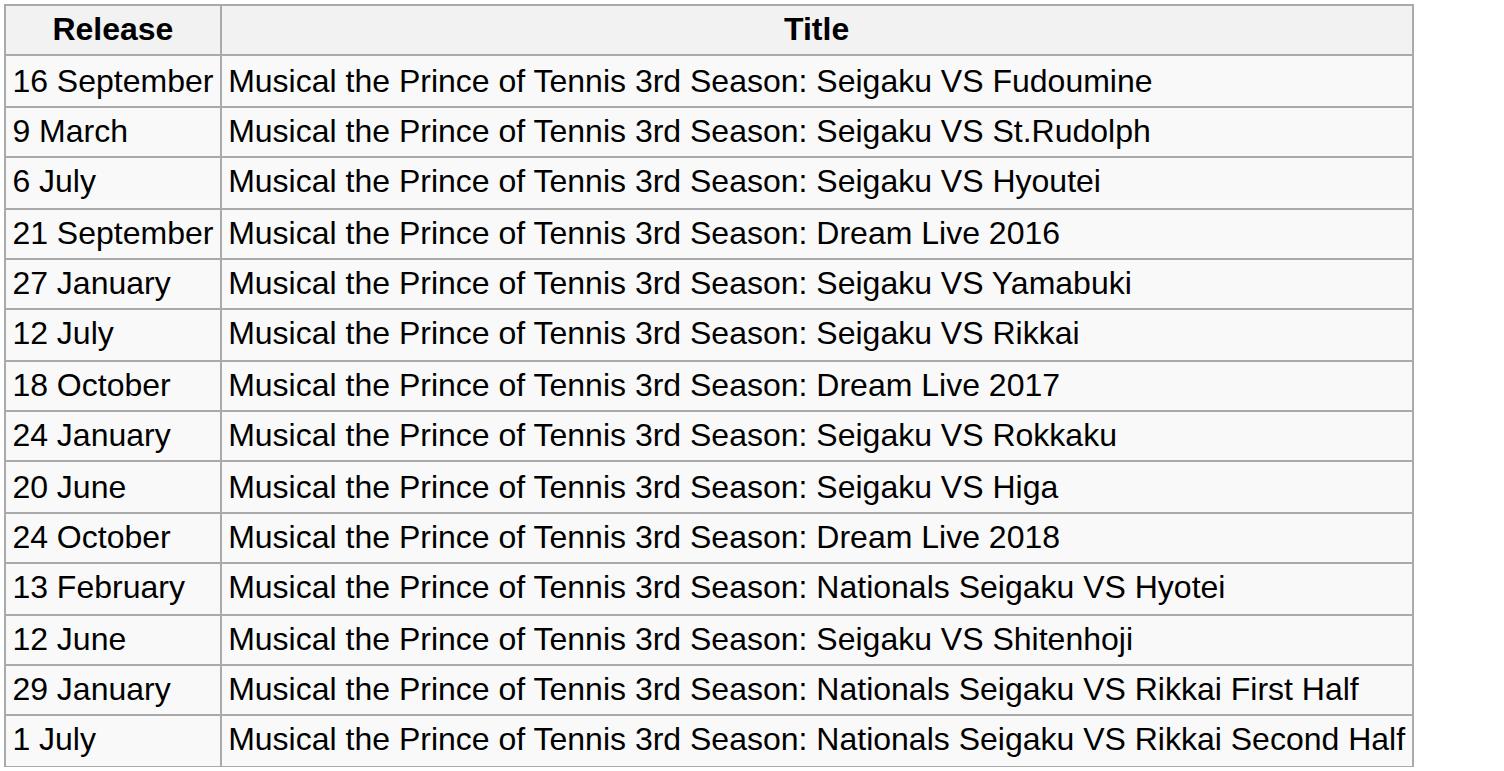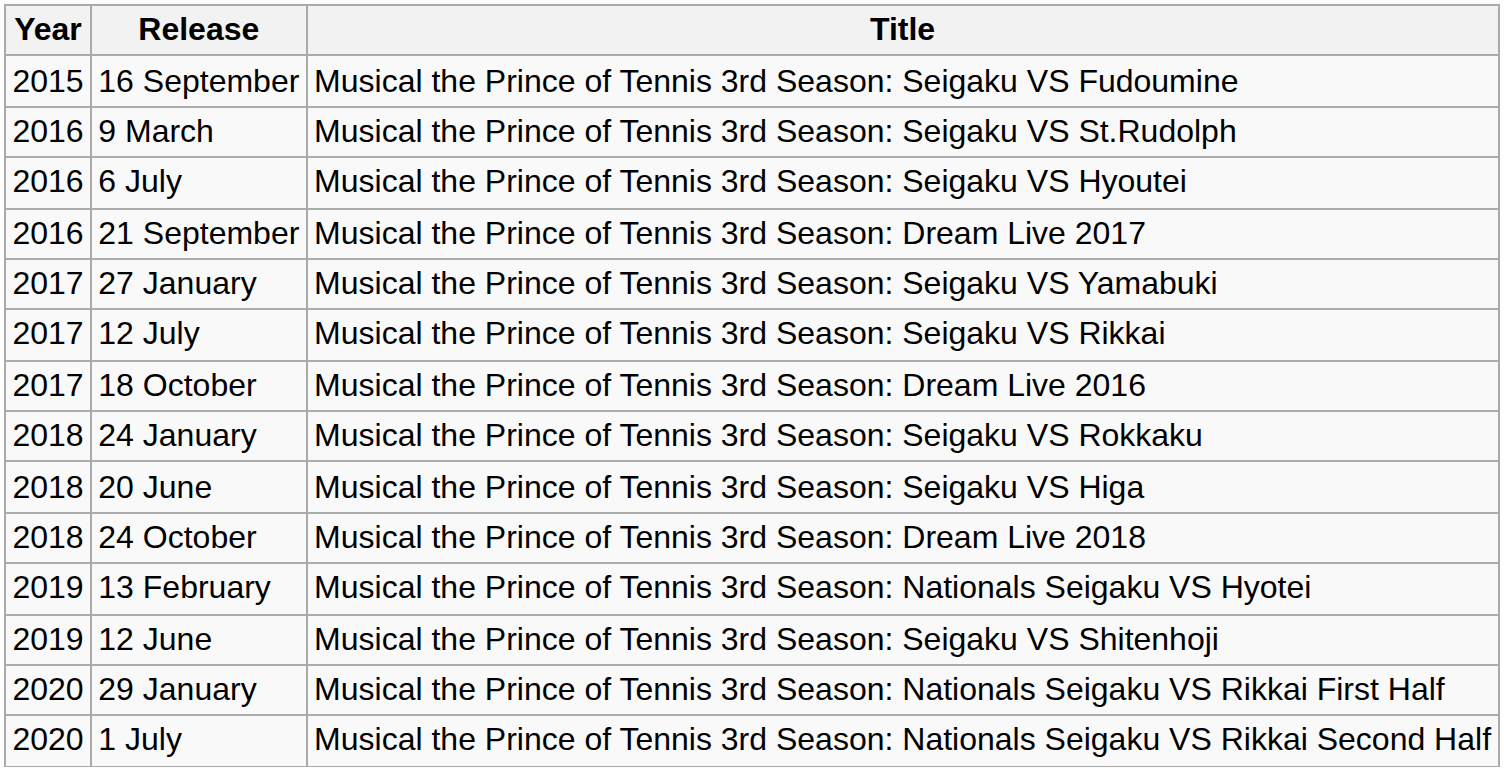+ column: (48, 29)
(644, 232) Musical the Prince of Tennis 3rd Season: Dream Live 2016 -> (730, 232) Musical the Prince of Tennis 3rd Season: Dream Live 2017
(644, 385) Musical the Prince of Tennis 3rd Season: Dream Live 2017 -> (730, 385) Musical the Prince of Tennis 3rd Season: Dream Live 2016
